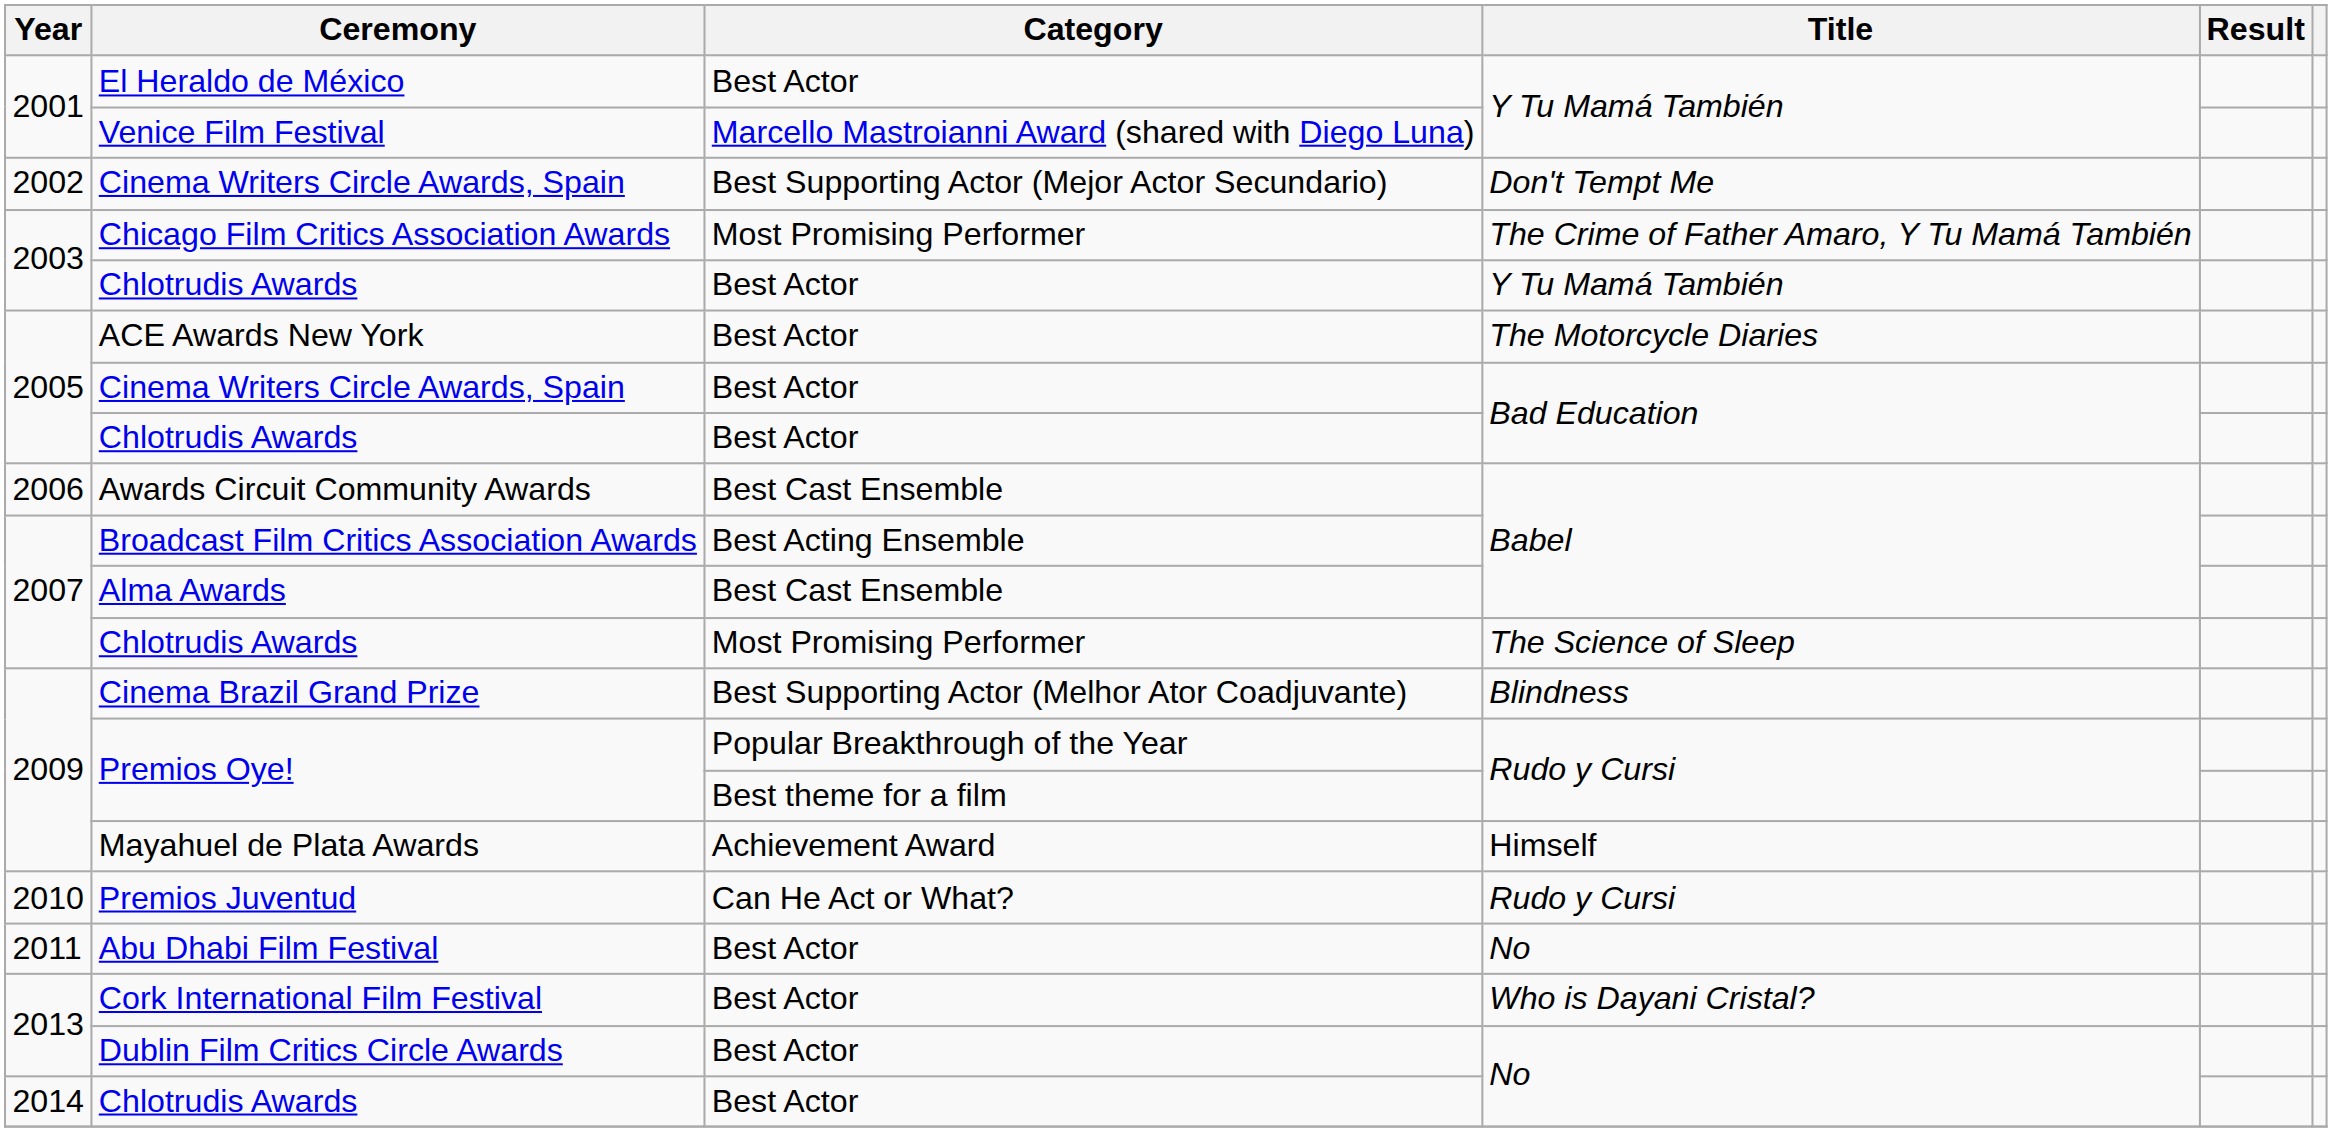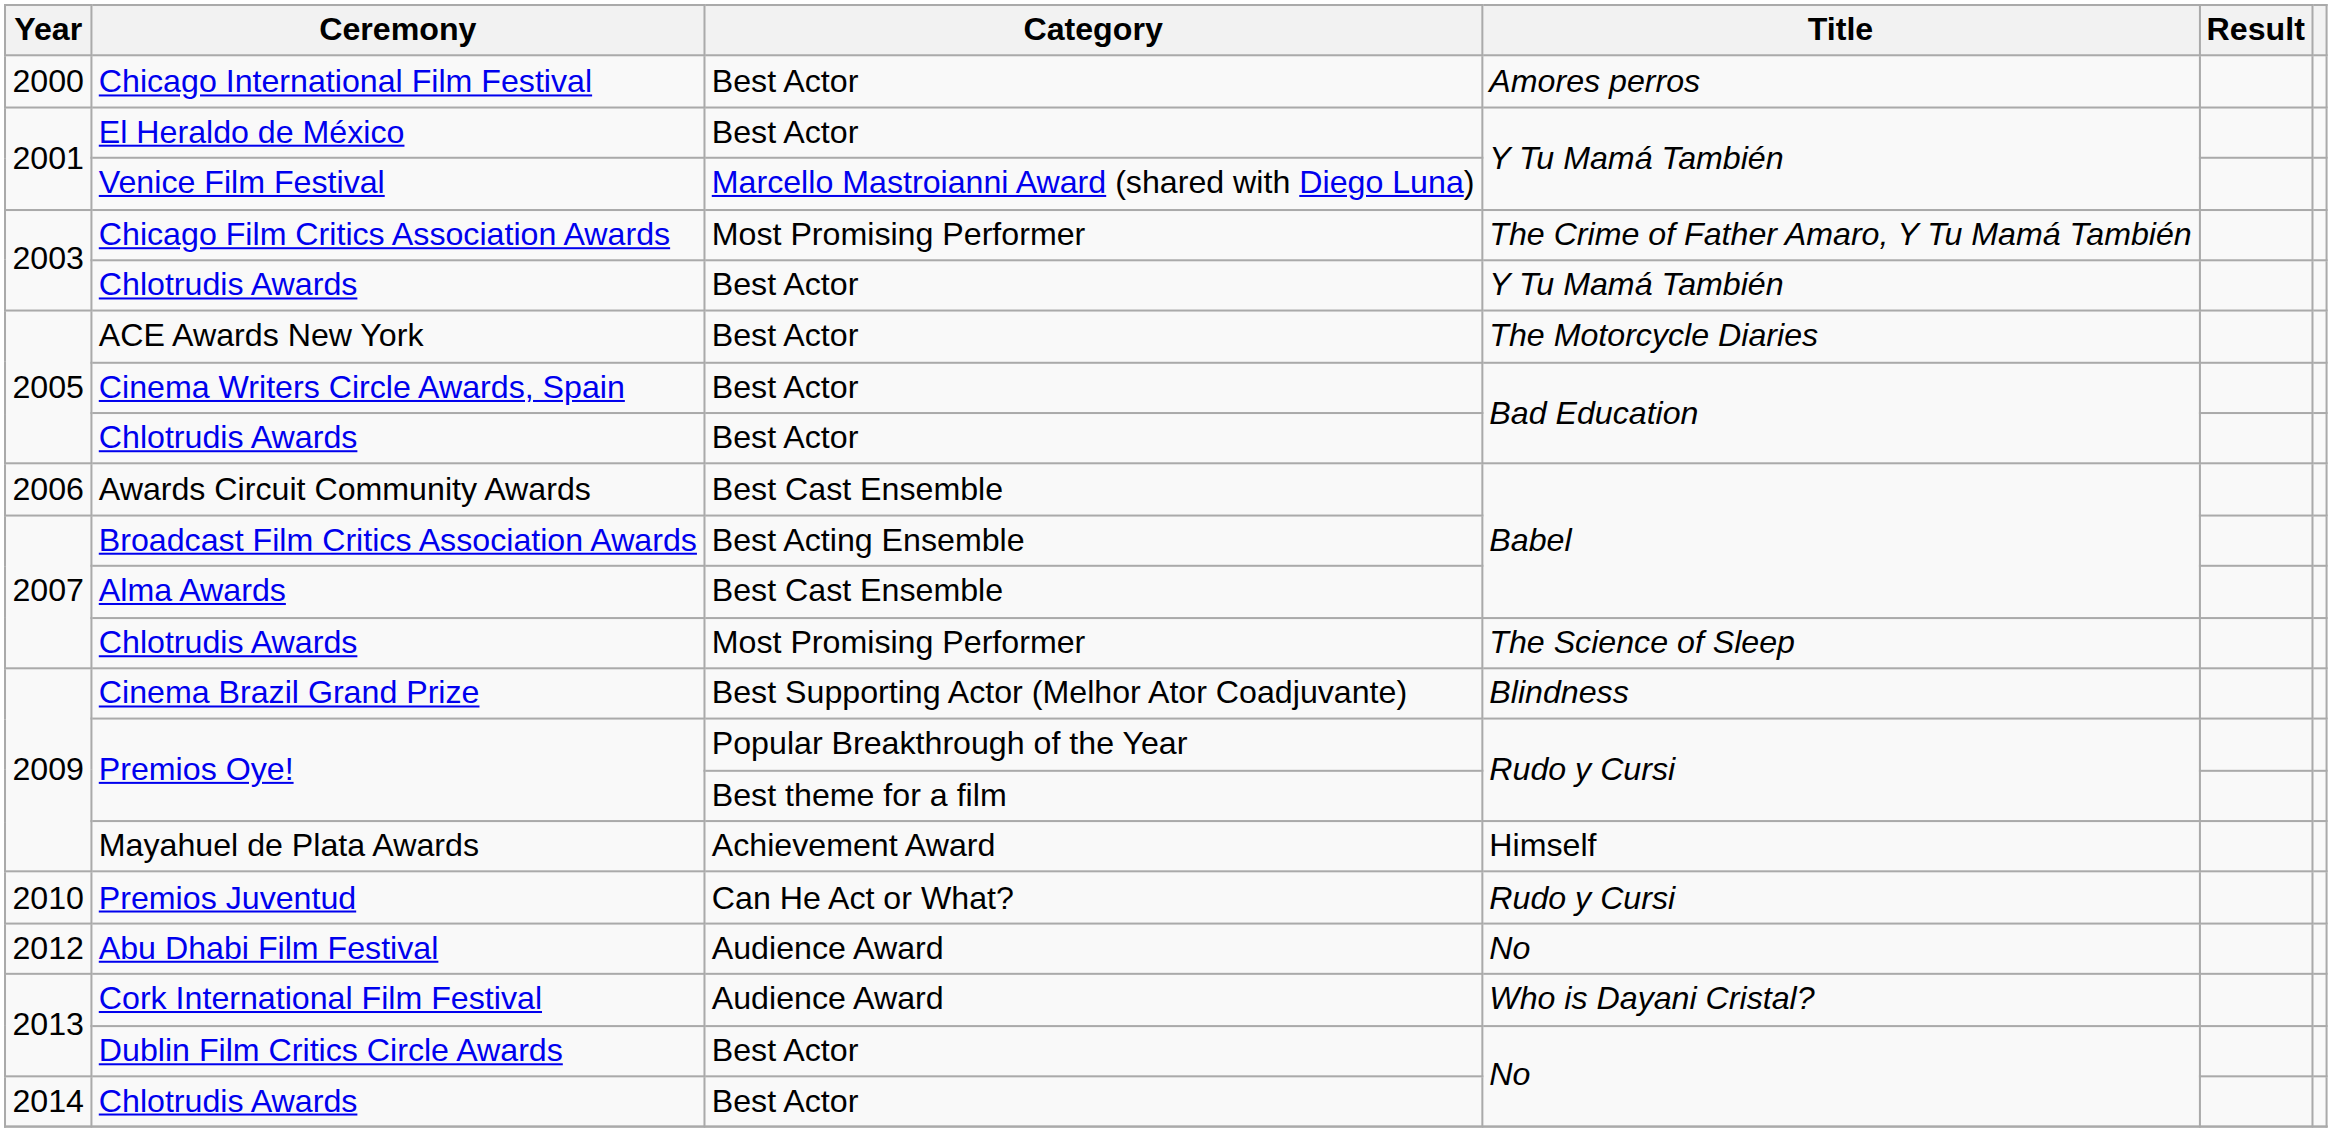+ row: (345, 81)
- row: (362, 183)
(47, 948) 2011 -> (48, 948) 2012
(785, 948) Best Actor -> (828, 948) Audience Award
(785, 999) Best Actor -> (828, 999) Audience Award
